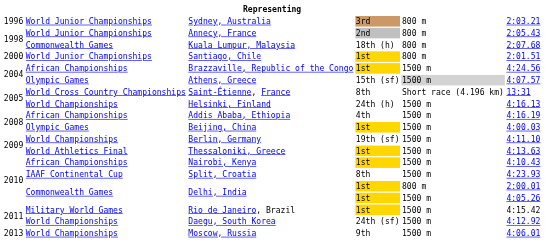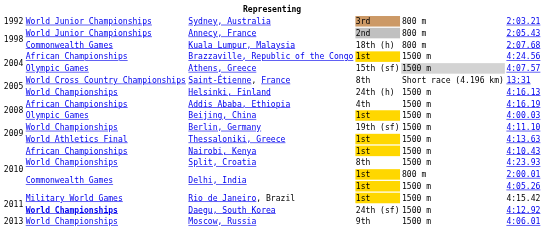(14, 21) 1996 -> (14, 21) 1992
- row: (225, 57)
(74, 174) IAAF Continental Cup -> (72, 163) World Championships
(72, 222) normal -> (72, 210) bold
